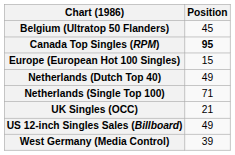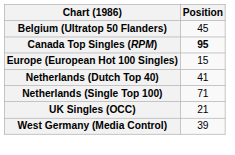(207, 77) 49 -> (203, 77) 41
- row: (95, 126)
